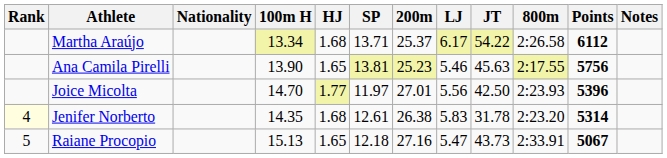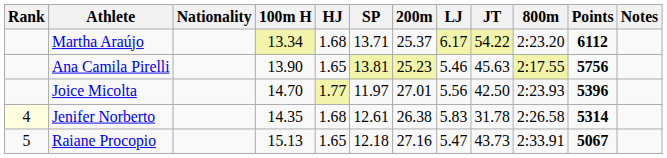(541, 41) 2:26.58 -> (541, 41) 2:23.20
(541, 116) 2:23.20 -> (541, 116) 2:26.58
